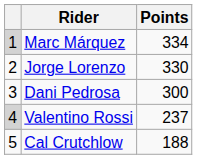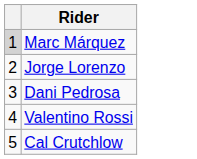- column: (164, 17)
(13, 117) lightgrey background -> (13, 117) no background
